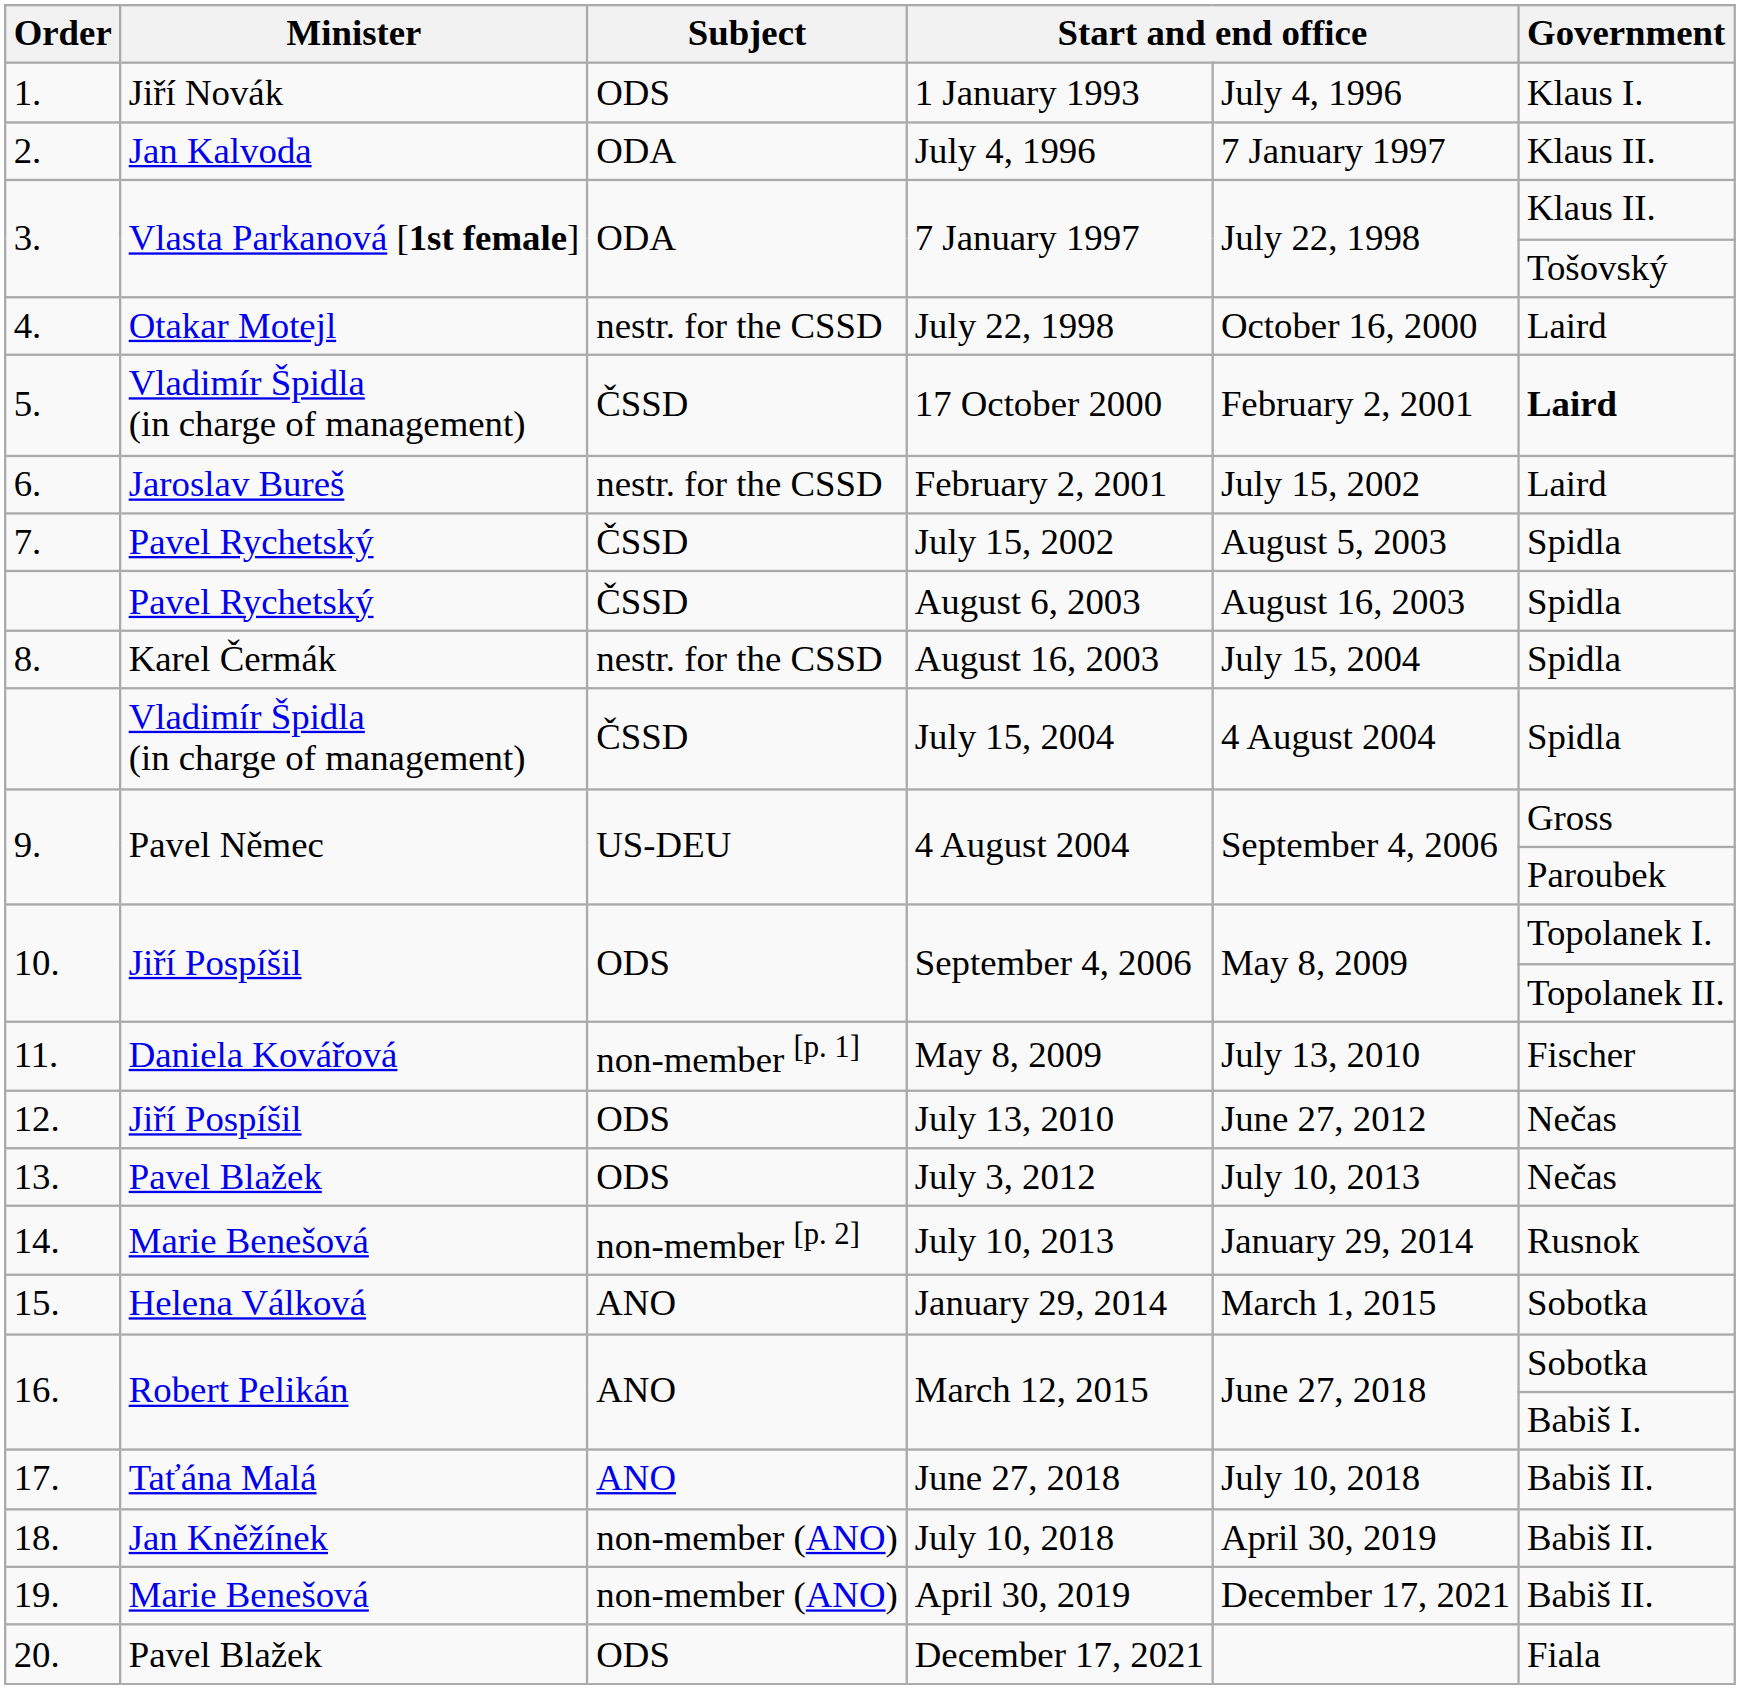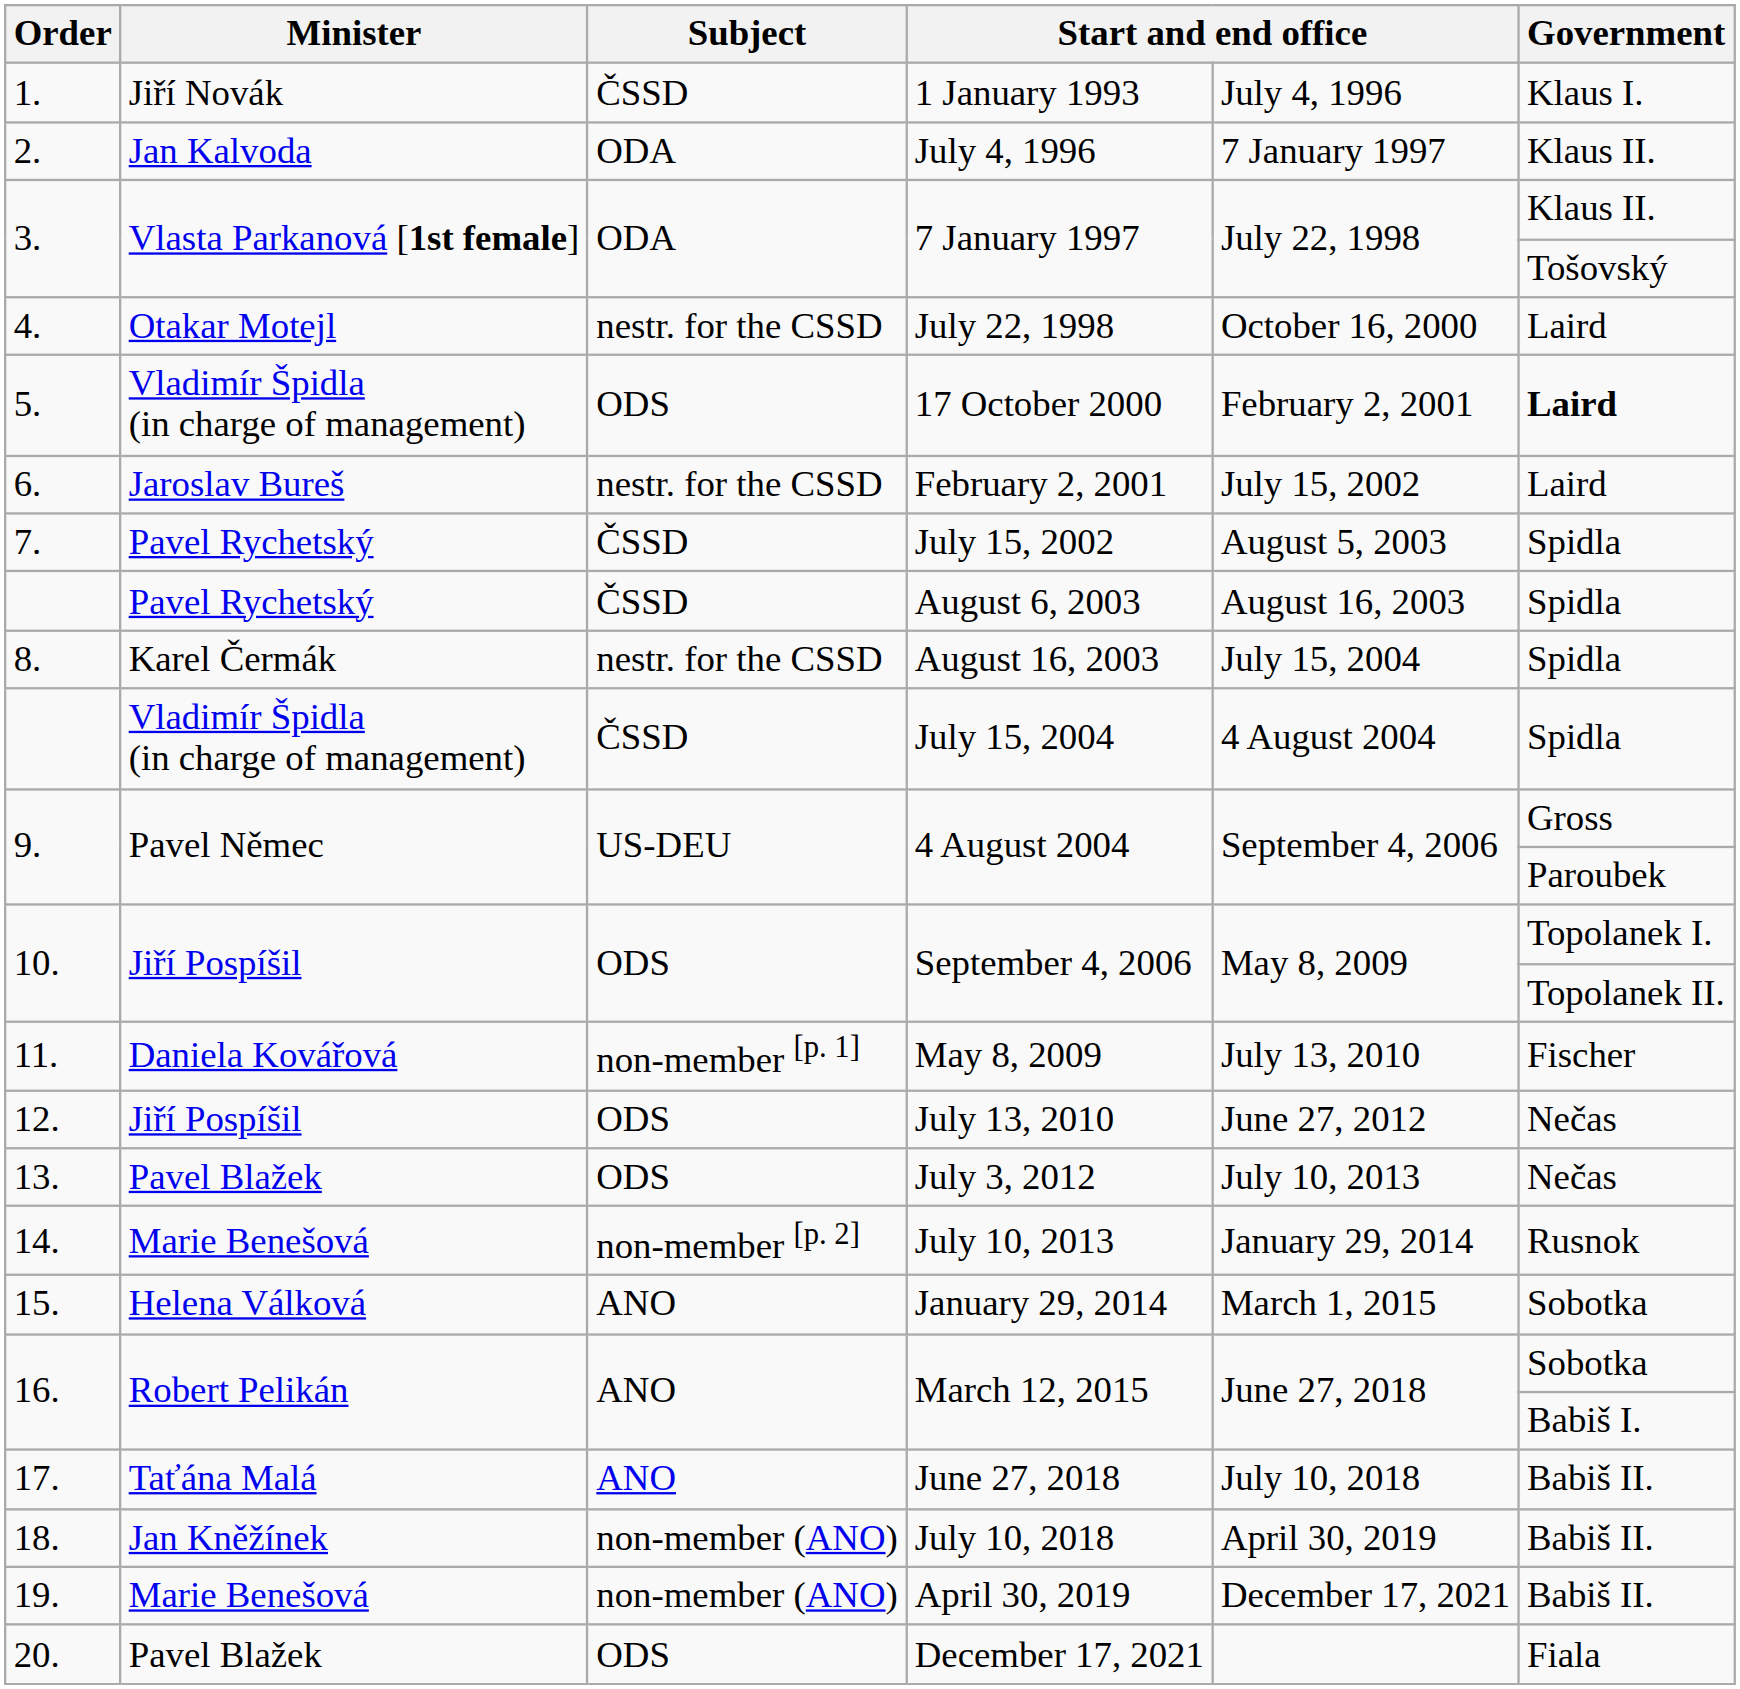(633, 92) ODS -> (642, 92) ČSSD
(642, 404) ČSSD -> (633, 404) ODS
